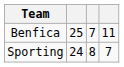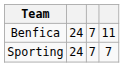(76, 33) 25 -> (76, 33) 24
(92, 52) 8 -> (92, 52) 7
